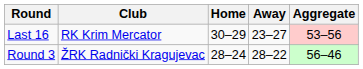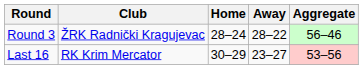rows swapped: (31, 54) <-> (28, 34)
